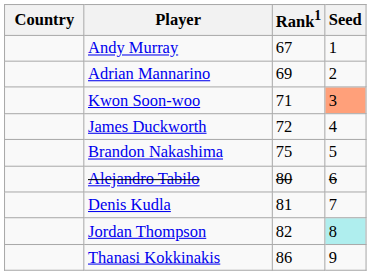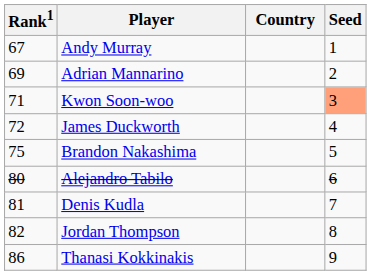columns swapped: (44, 19) <-> (299, 19)
(333, 231) paleturquoise background -> (333, 231) no background
